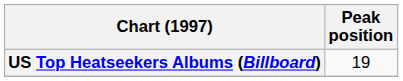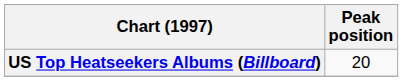(361, 62) 19 -> (361, 62) 20
